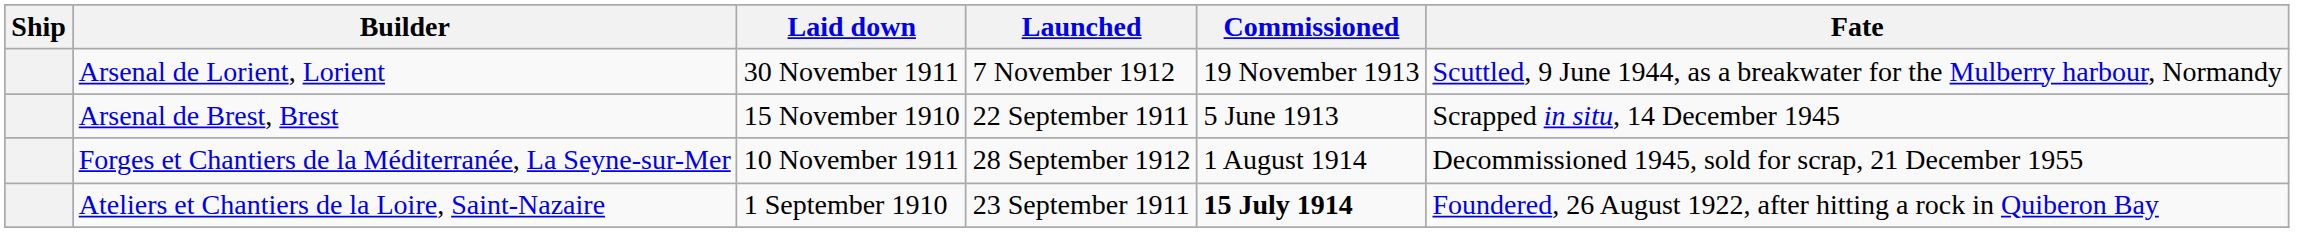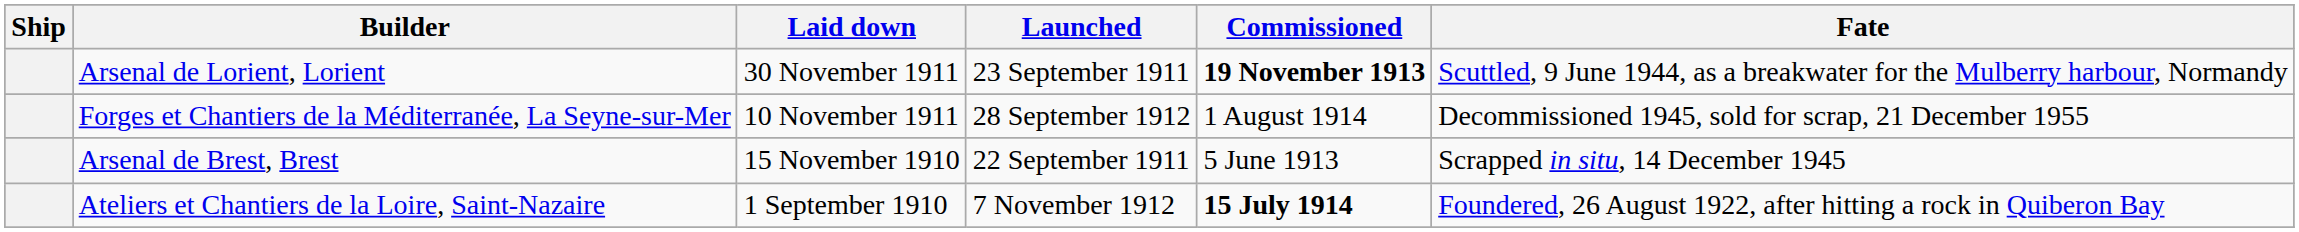(1074, 71) 7 November 1912 -> (1081, 71) 23 September 1911
(1311, 71) normal -> (1314, 71) bold
rows swapped: (209, 115) <-> (405, 159)
(1081, 204) 23 September 1911 -> (1074, 204) 7 November 1912
